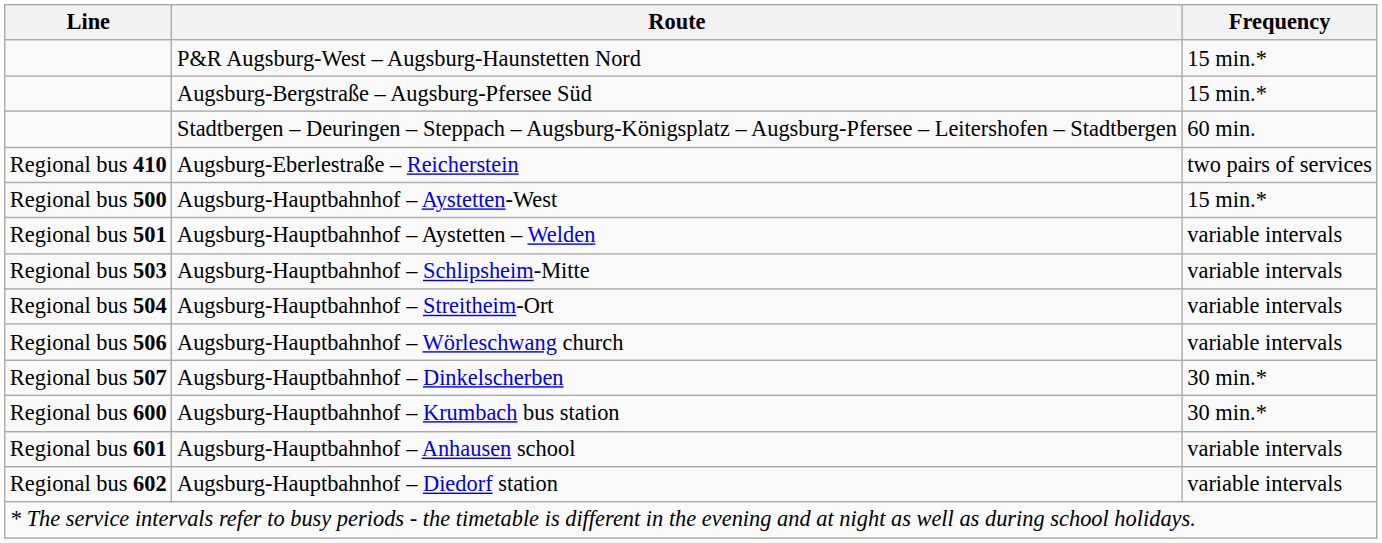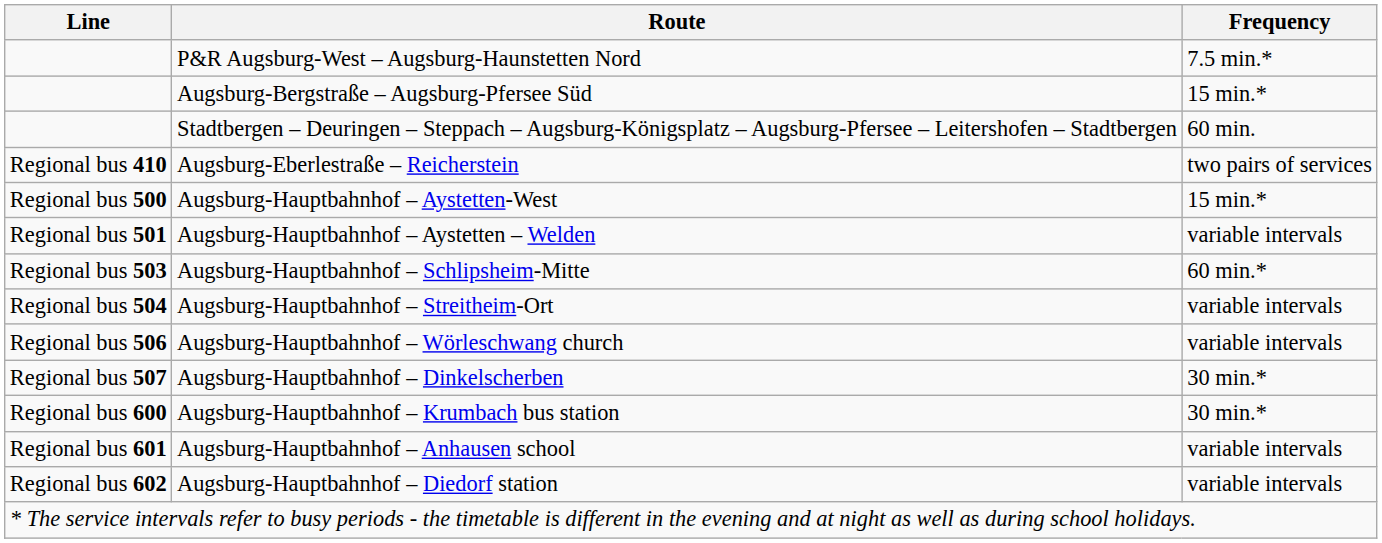(1227, 57) 15 min.* -> (1230, 57) 7.5 min.*
(1265, 270) variable intervals -> (1227, 270) 60 min.*
